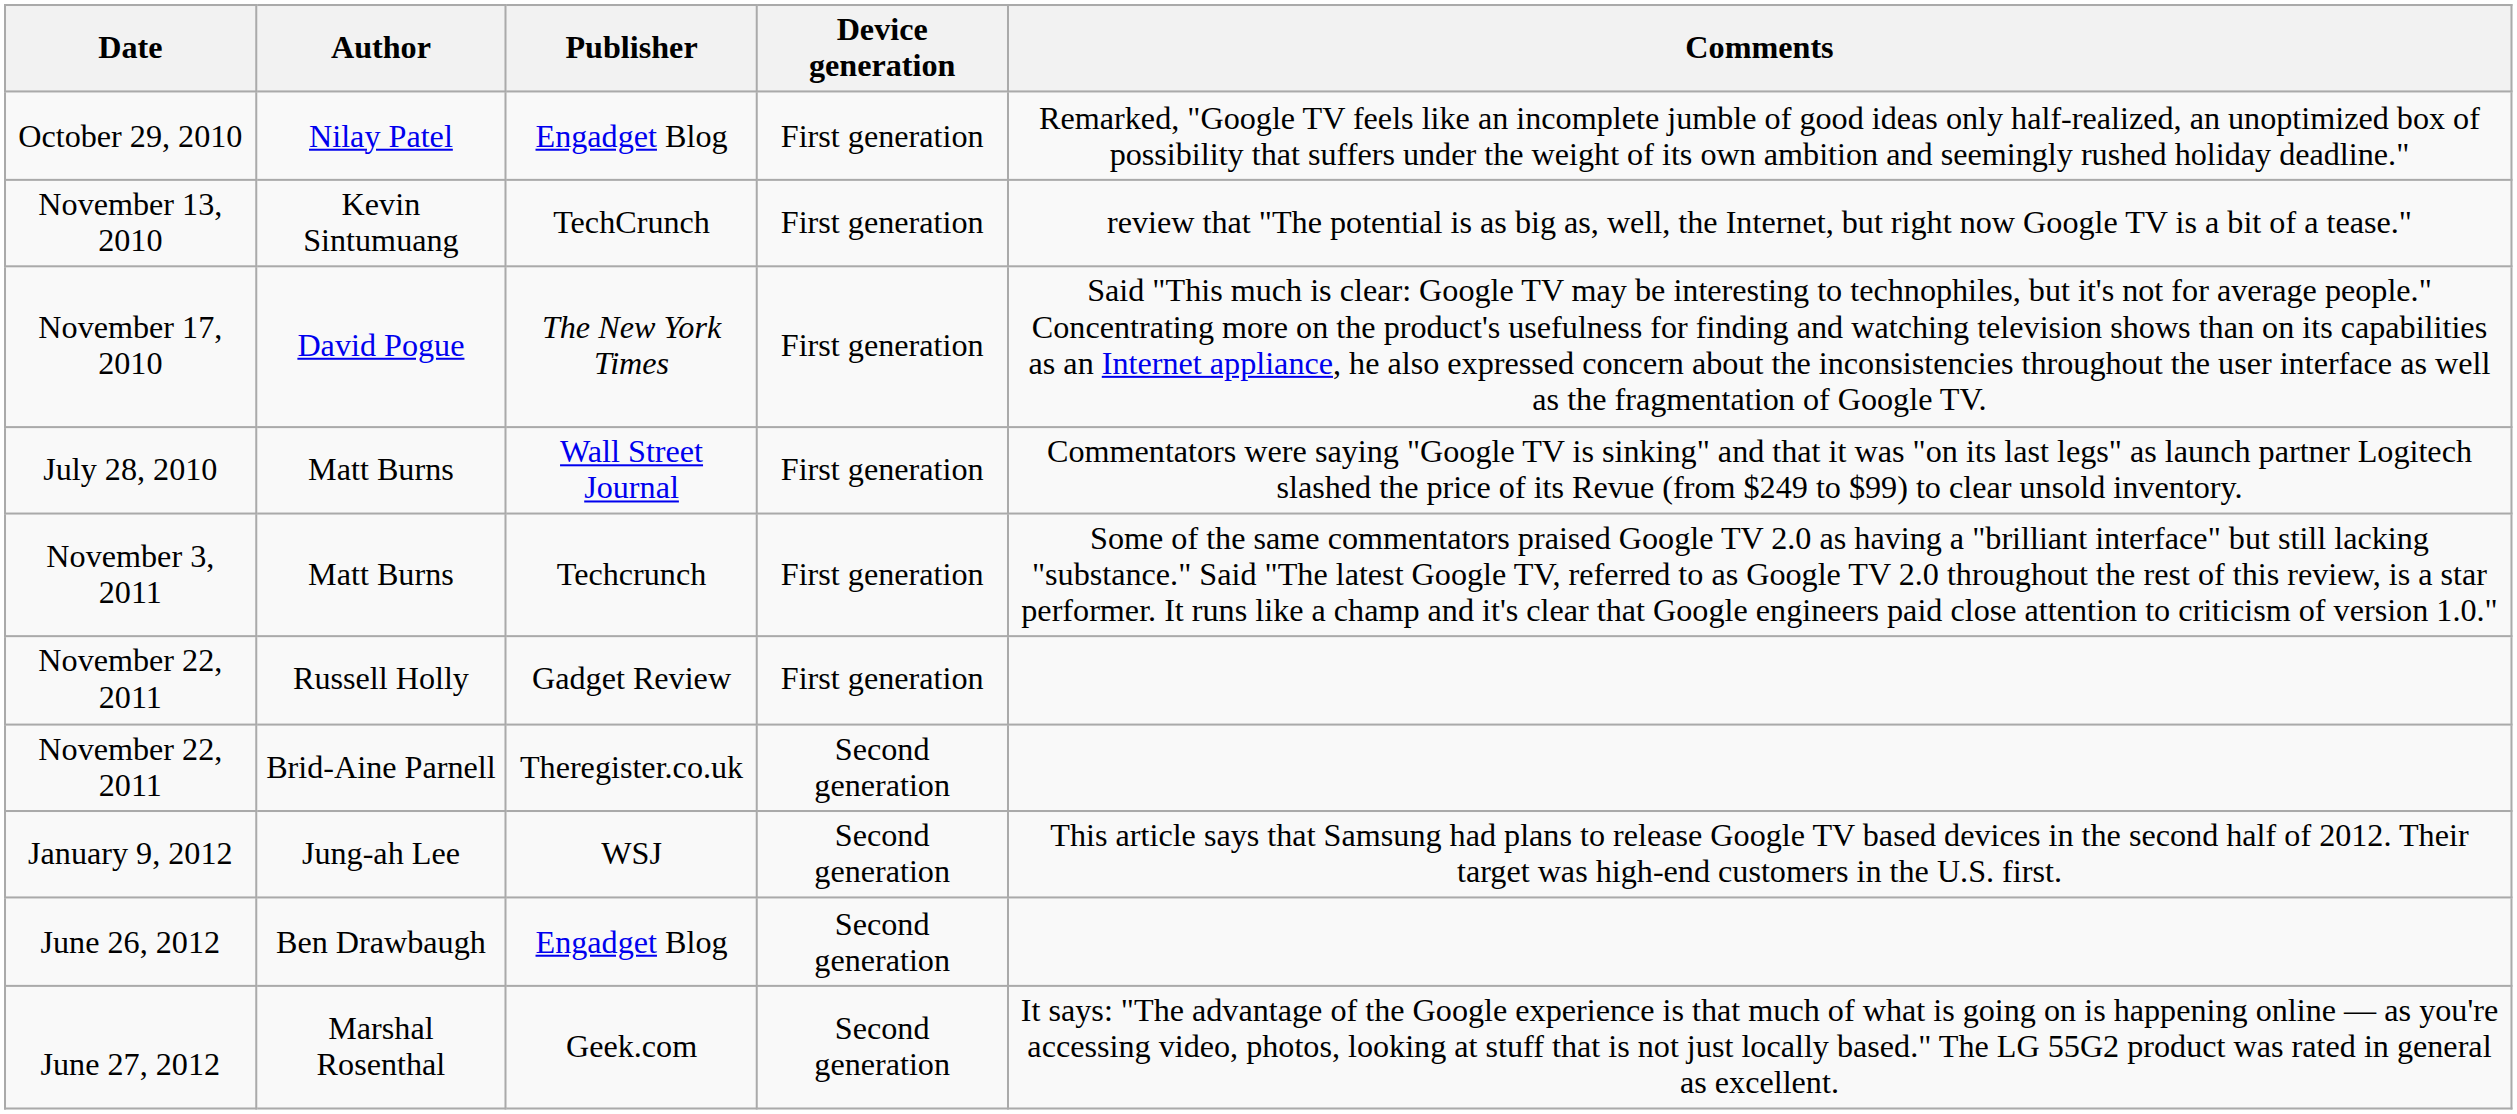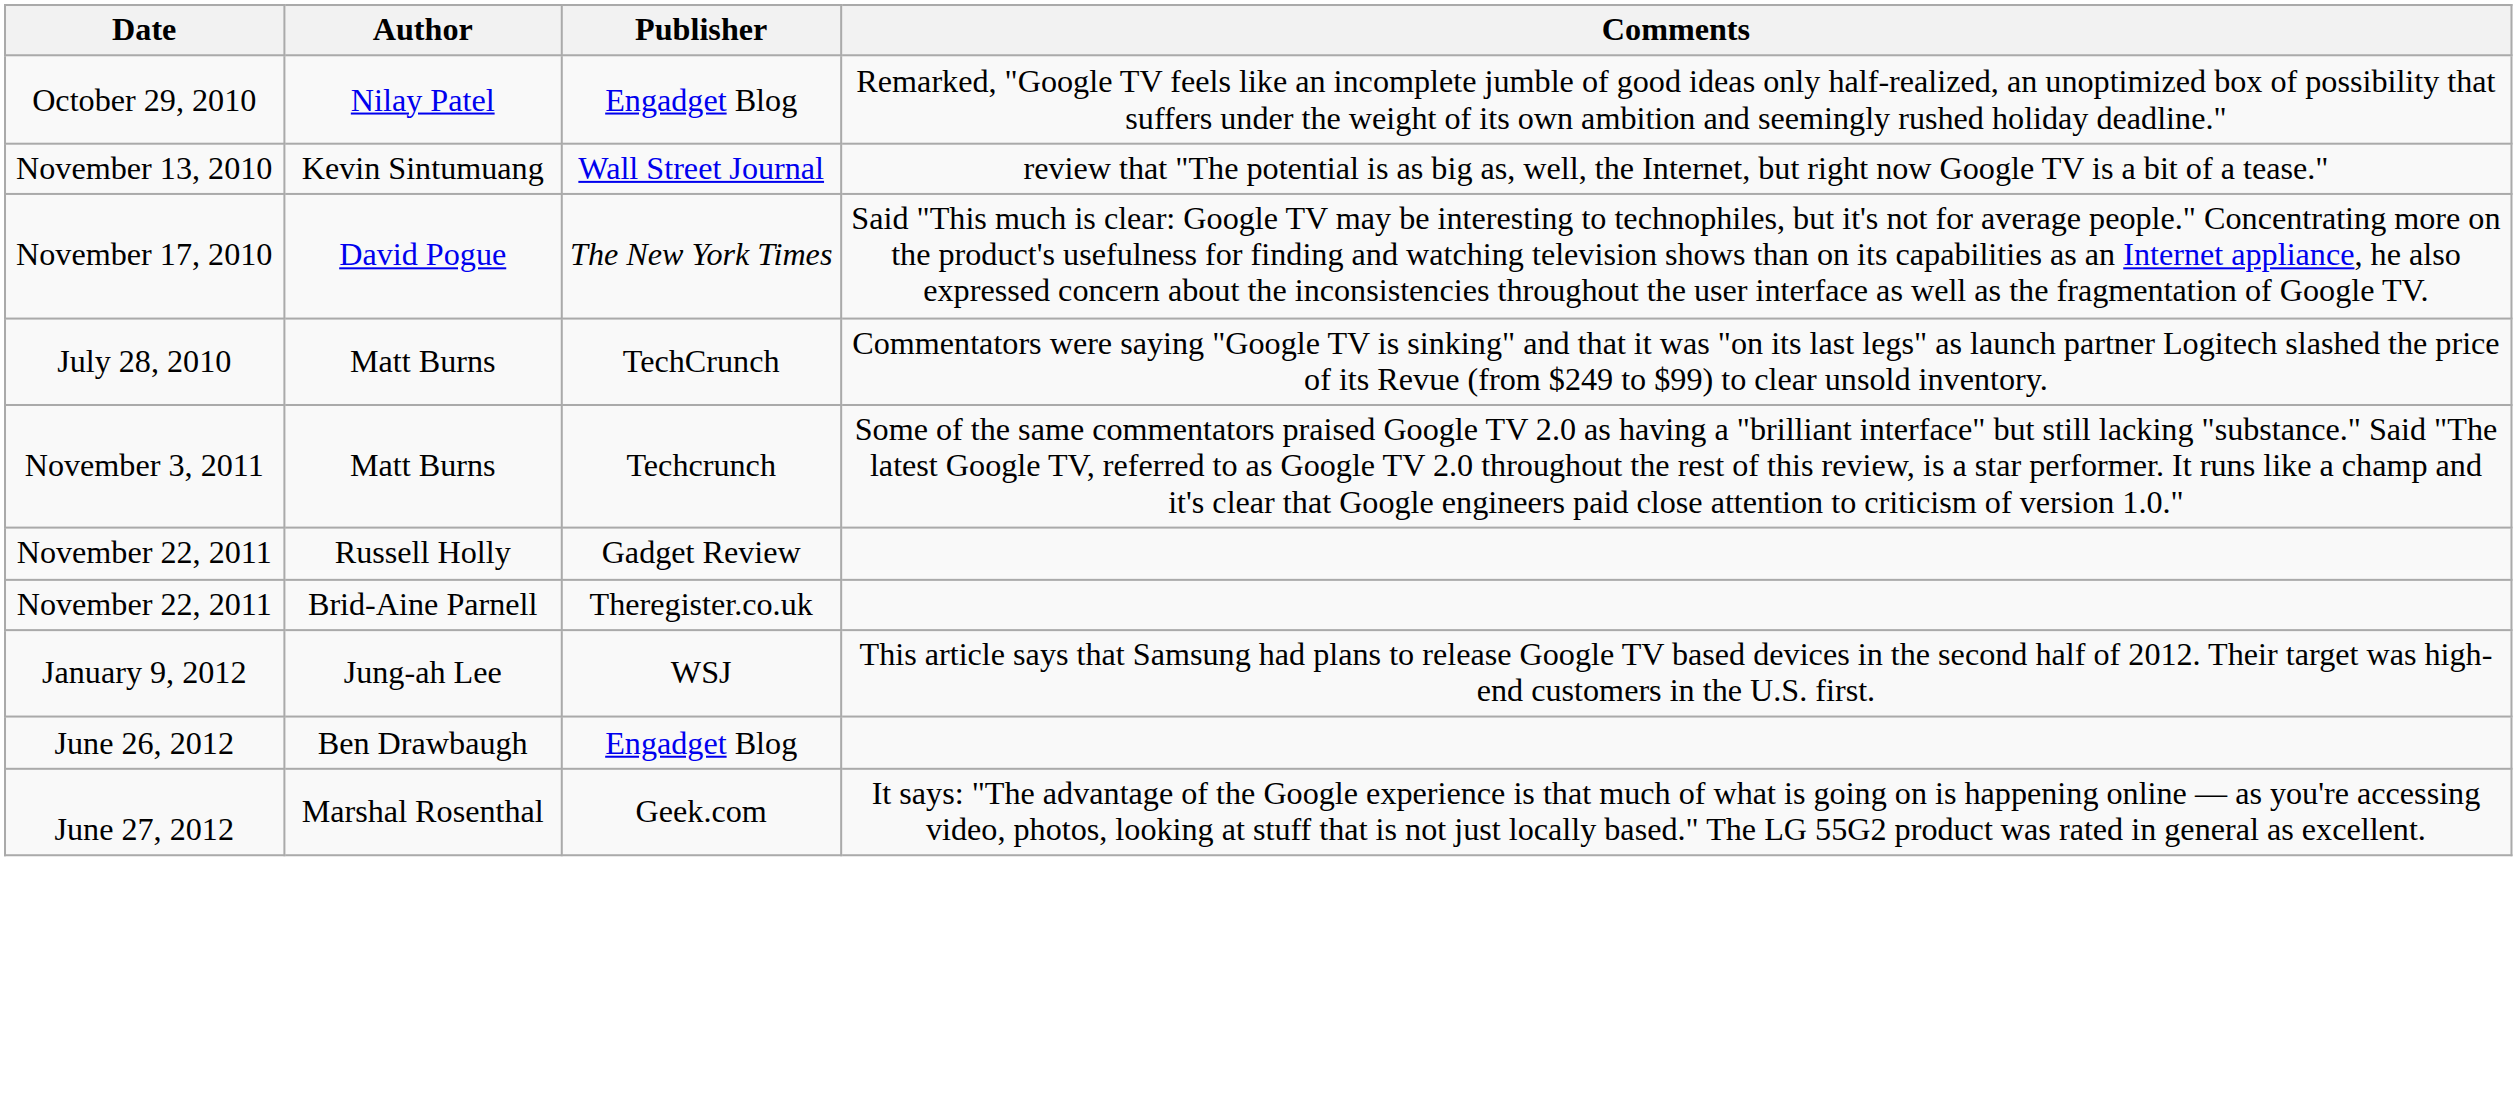- column: (882, 48)
(632, 222) TechCrunch -> (701, 168) Wall Street Journal
(632, 469) Wall Street Journal -> (701, 360) TechCrunch
